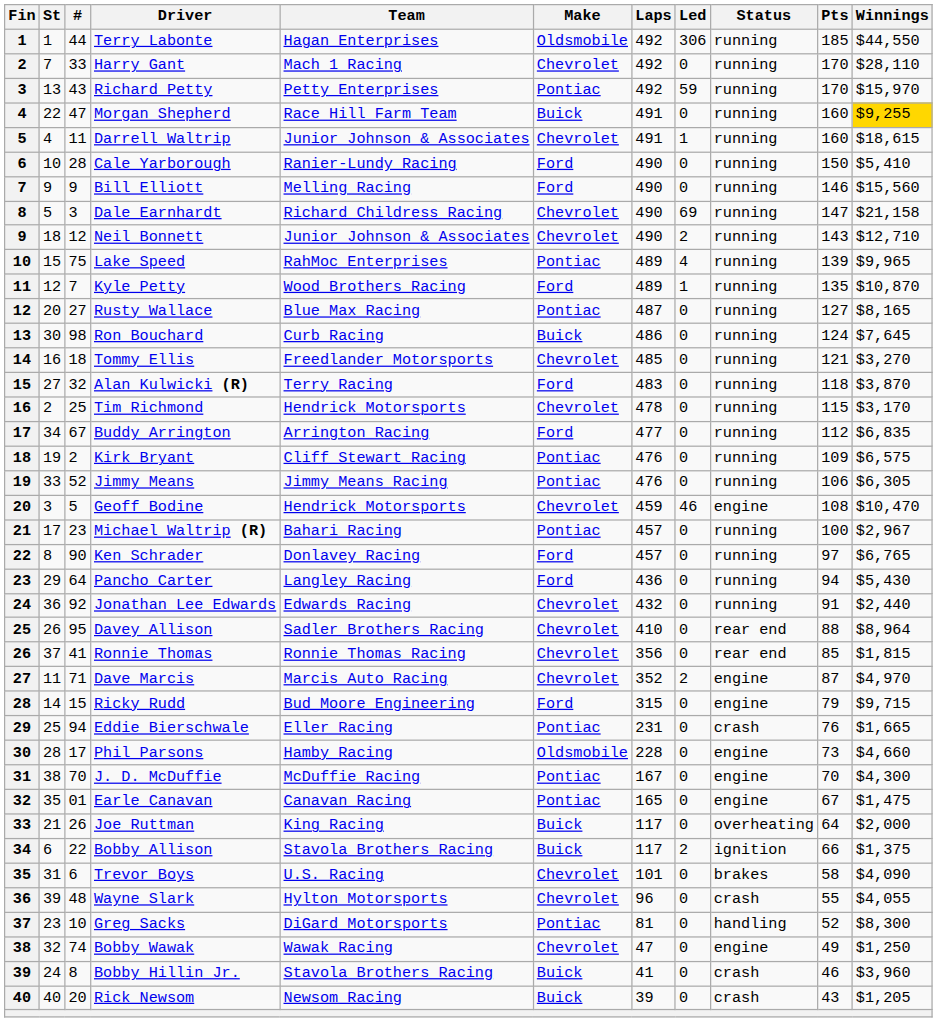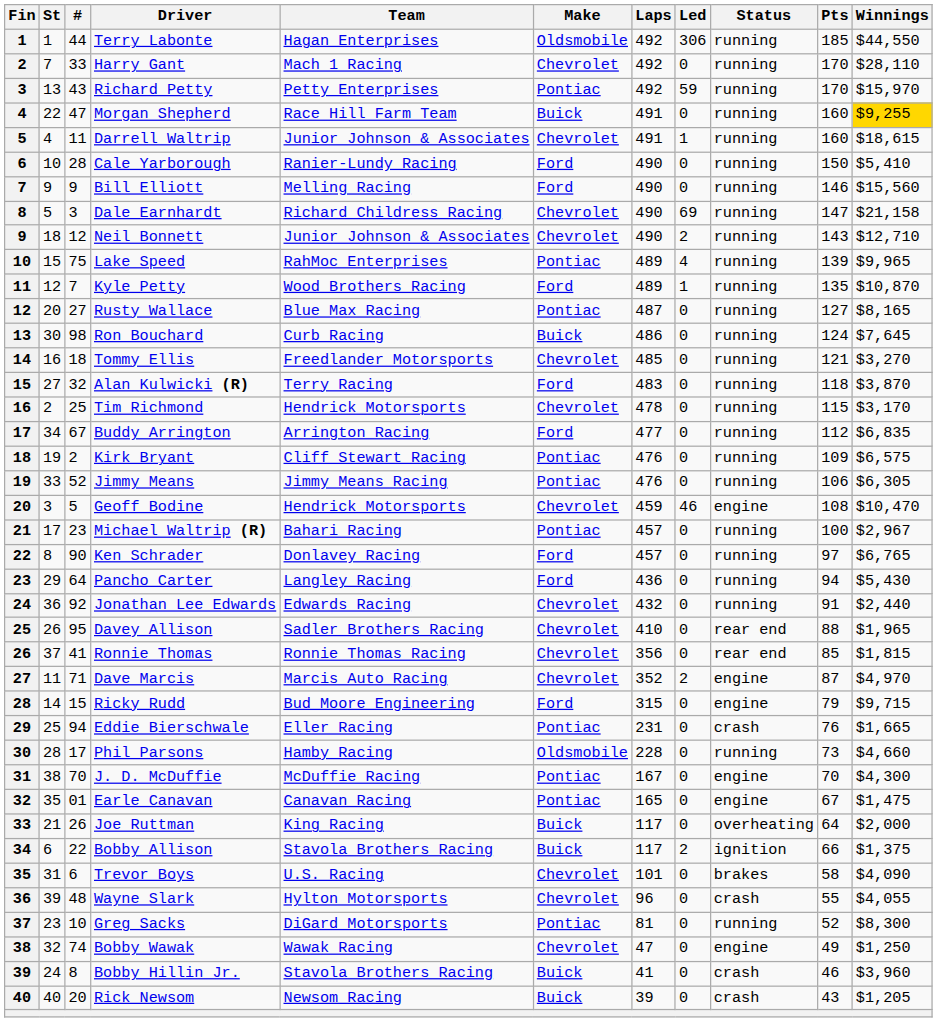(883, 630) $8,964 -> (883, 630) $1,965
(741, 753) engine -> (746, 753) running
(750, 925) handling -> (746, 925) running
